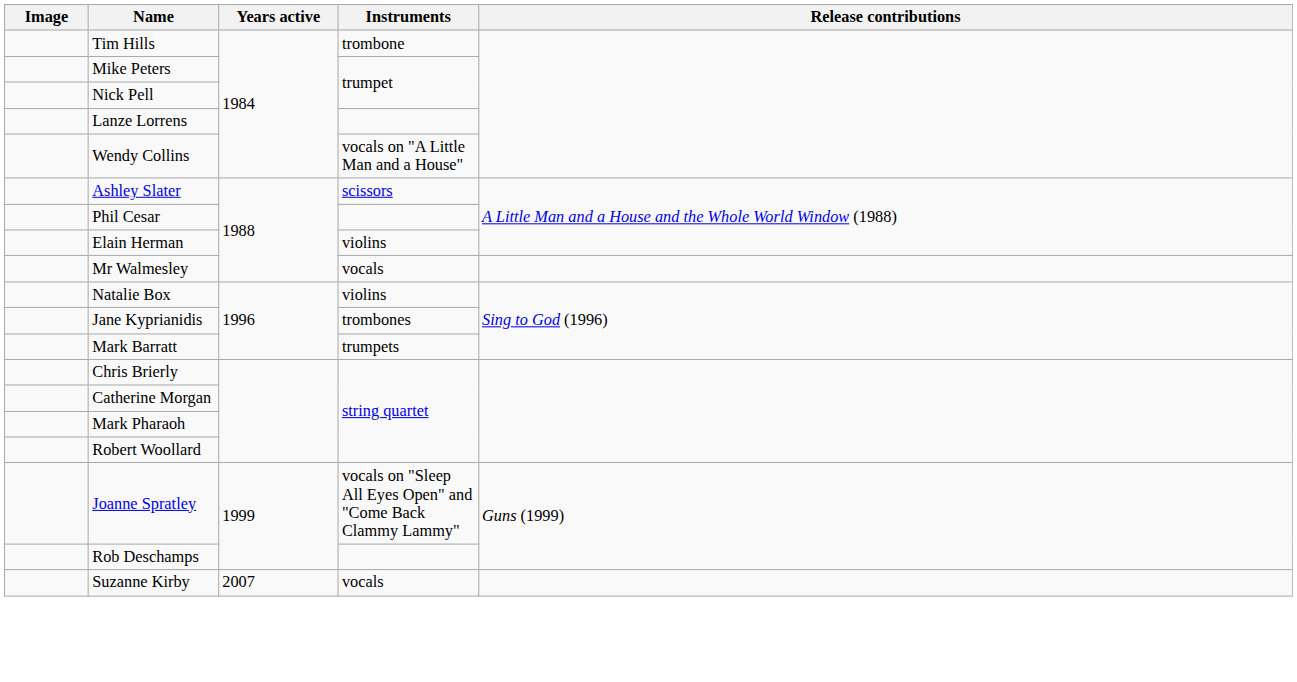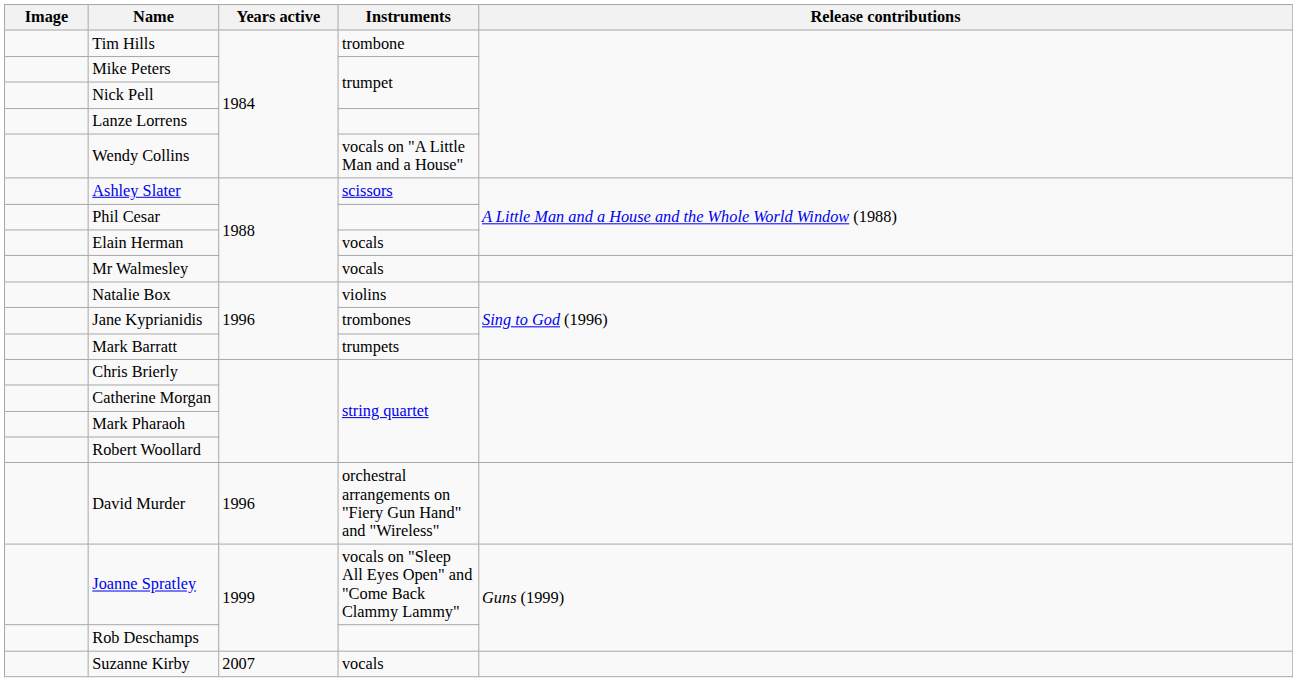(364, 242) violins -> (363, 242) vocals
+ row: (139, 503)
